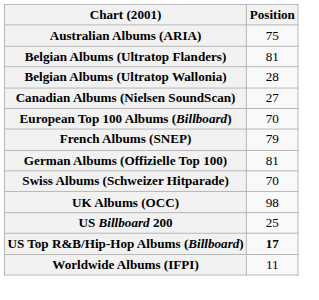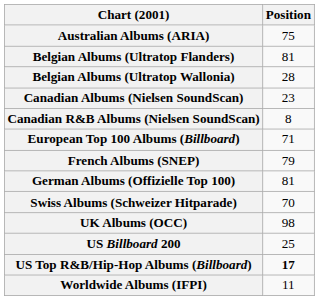(272, 98) 27 -> (288, 98) 23
+ row: (134, 118)
(272, 118) 70 -> (288, 139) 71
